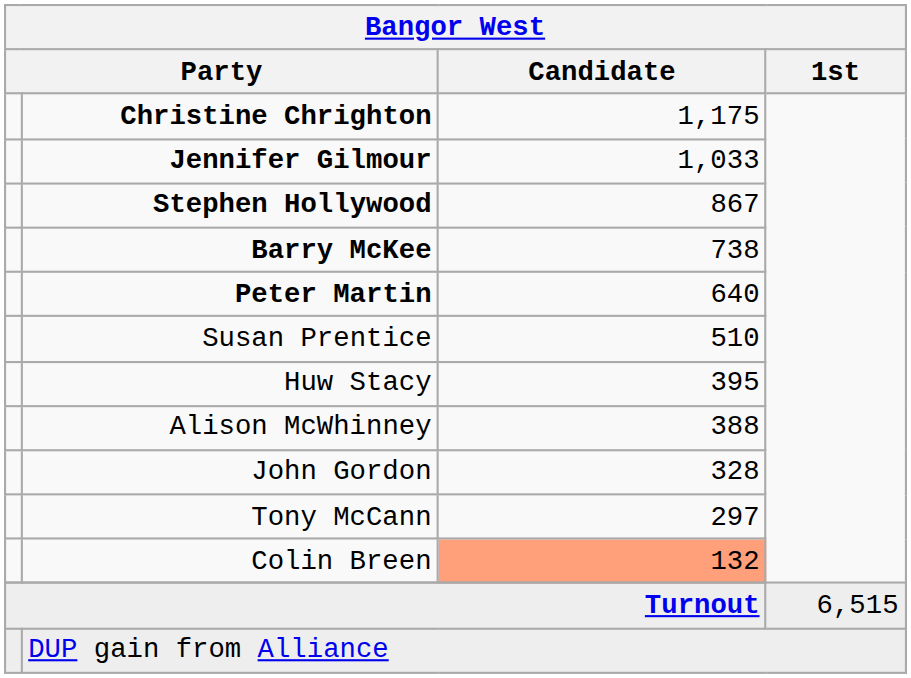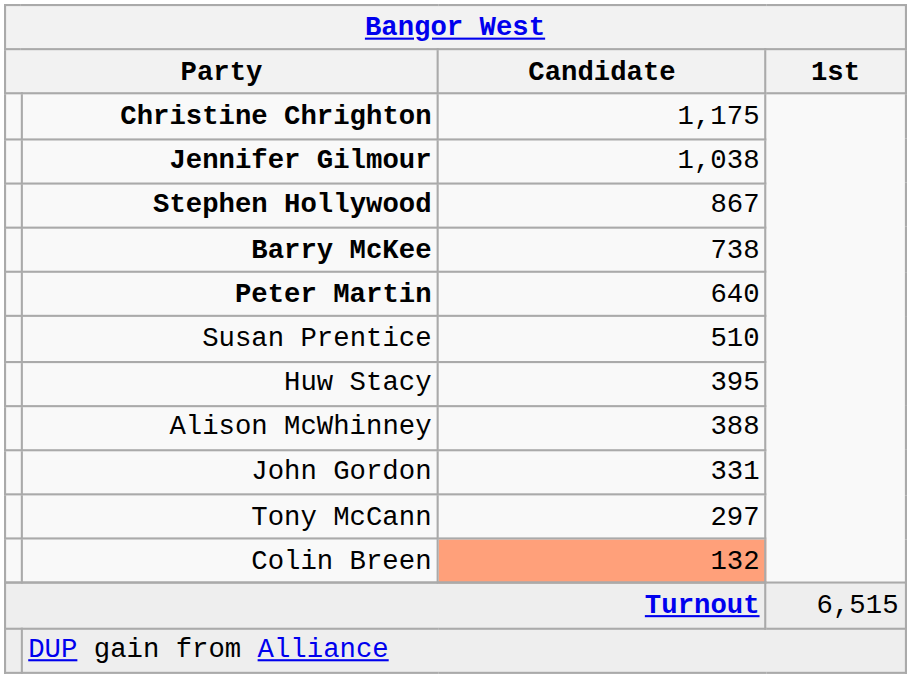(719, 161) 1,033 -> (719, 161) 1,038
(735, 472) 328 -> (735, 472) 331
